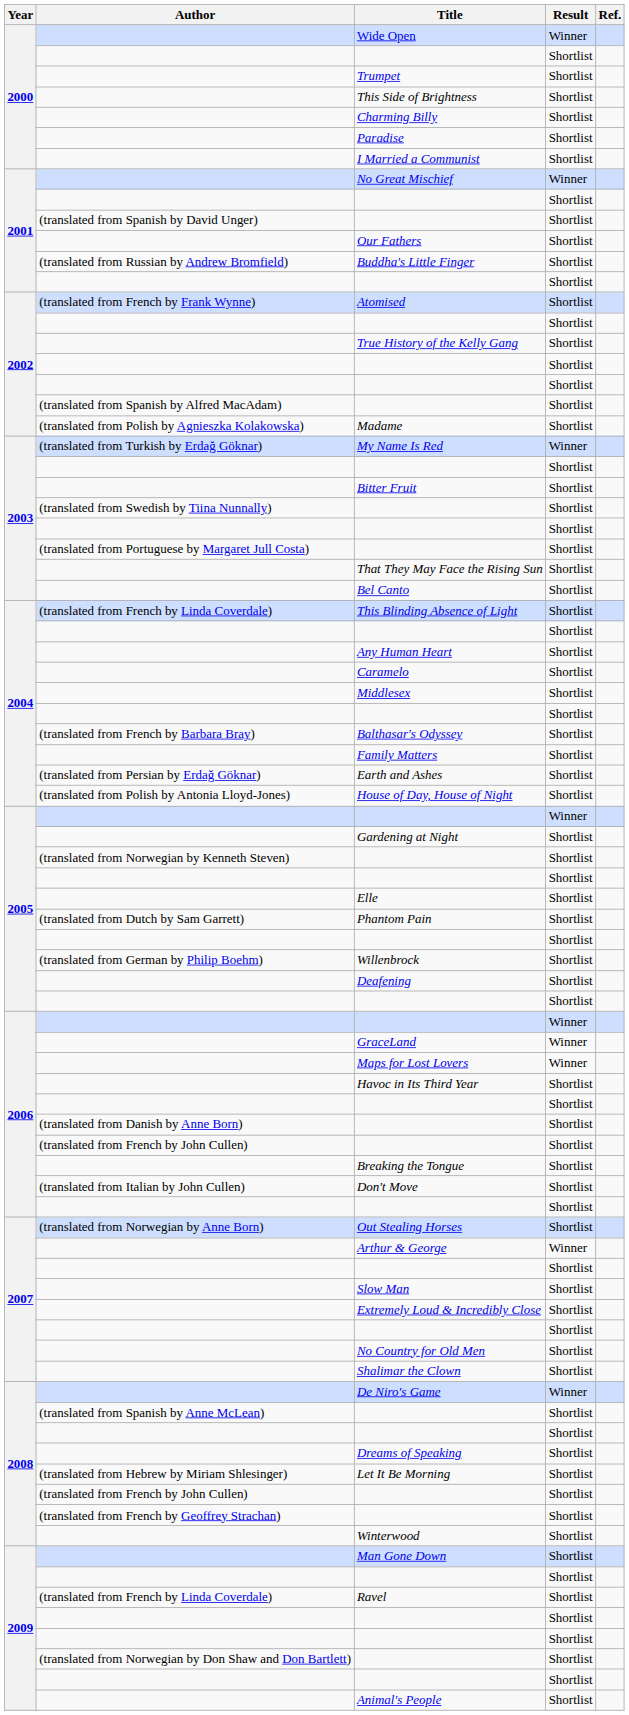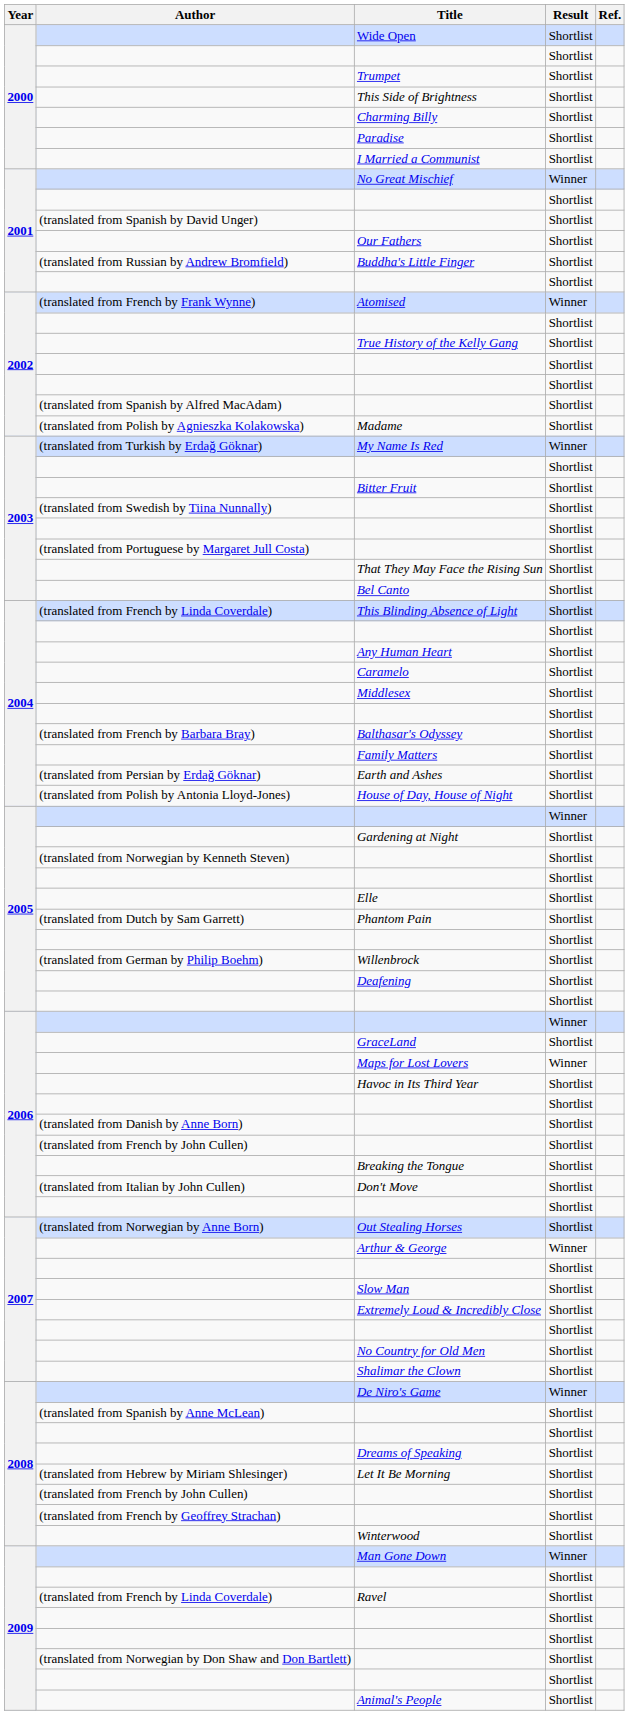(568, 35) Winner -> (571, 35) Shortlist
(571, 302) Shortlist -> (568, 302) Winner
(568, 1042) Winner -> (571, 1042) Shortlist
(571, 1556) Shortlist -> (568, 1556) Winner
